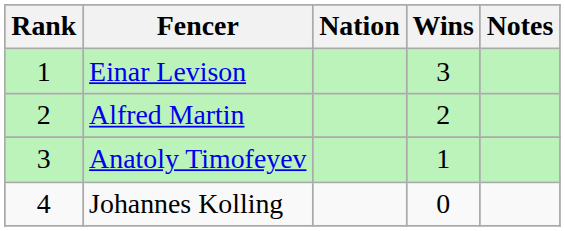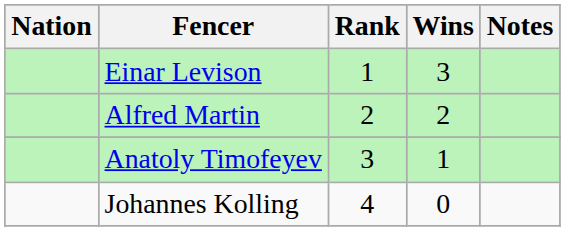columns swapped: (44, 26) <-> (359, 26)
